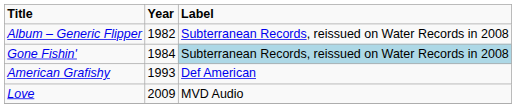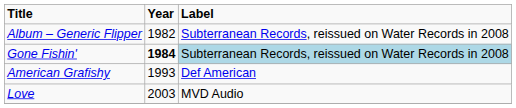(161, 53) normal -> (161, 53) bold
(161, 93) 2009 -> (161, 93) 2003
